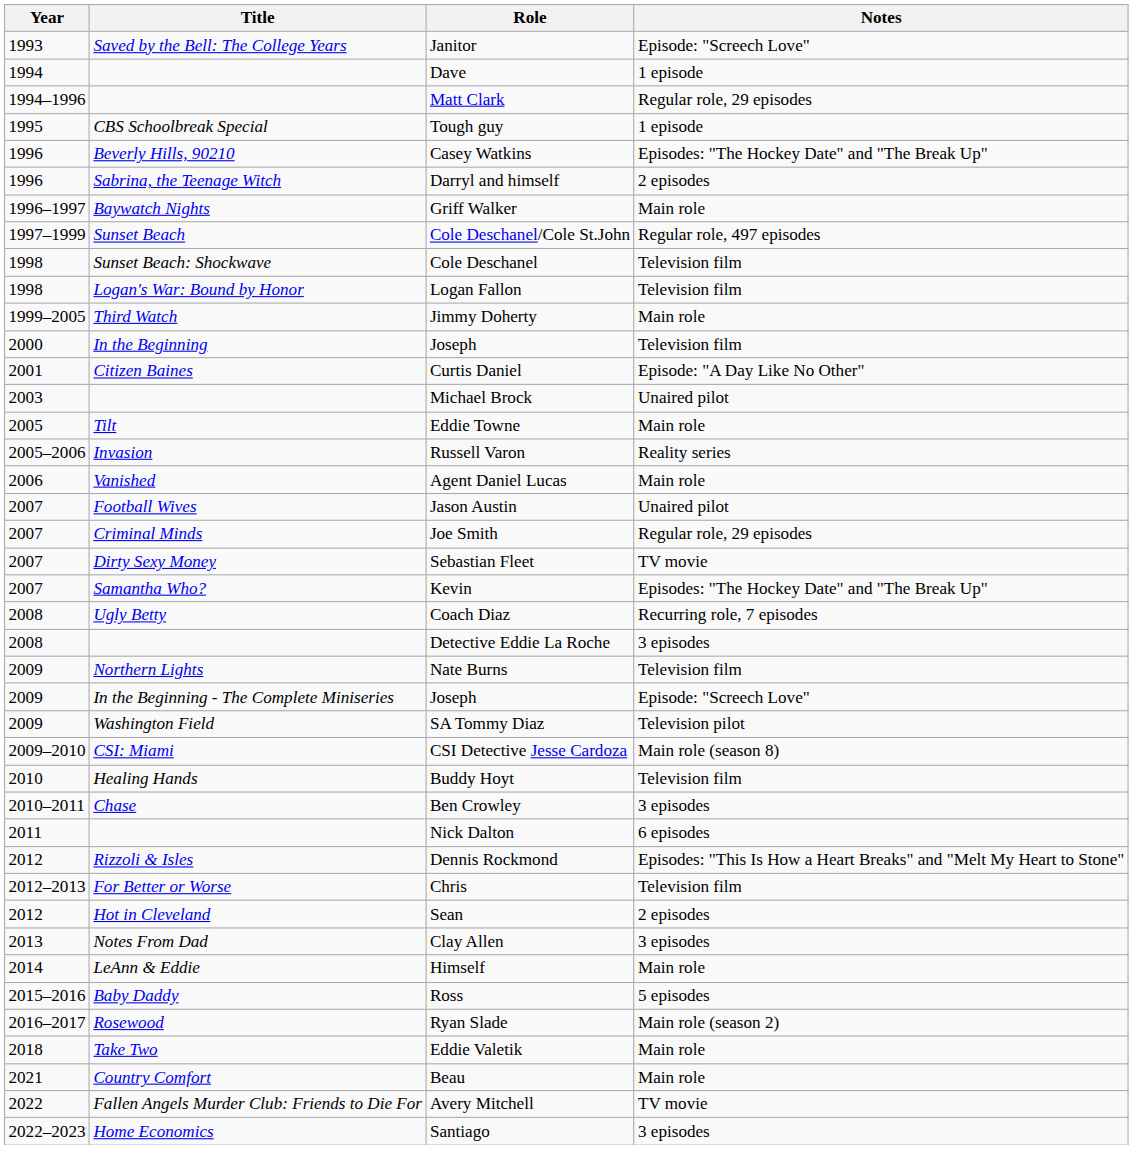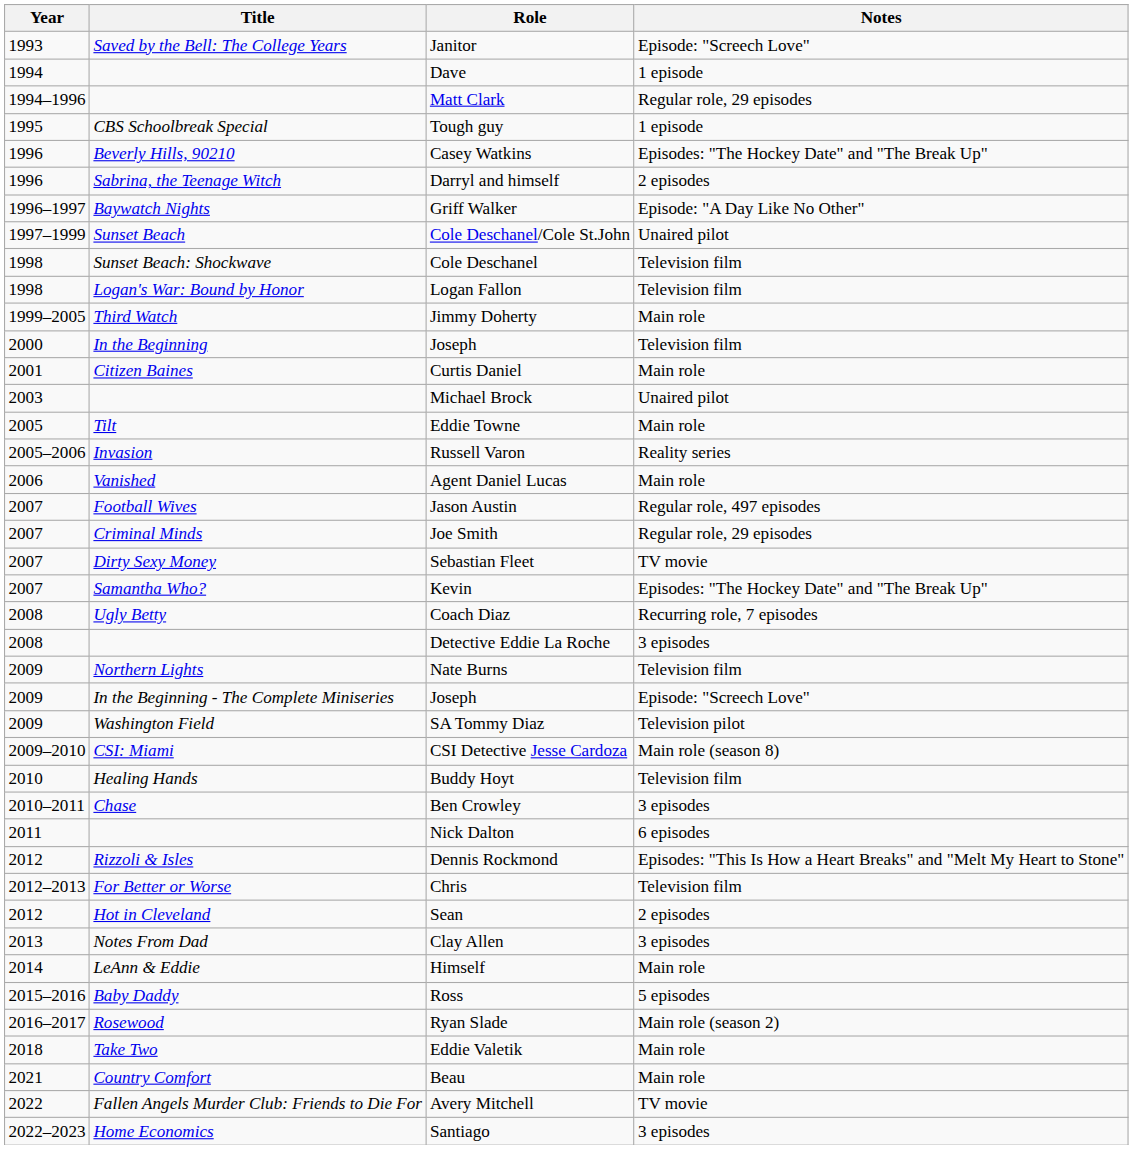(671, 208) Main role -> (751, 208) Episode: "A Day Like No Other"
(729, 235) Regular role, 497 episodes -> (683, 235) Unaired pilot
(751, 371) Episode: "A Day Like No Other" -> (671, 371) Main role
(683, 506) Unaired pilot -> (729, 506) Regular role, 497 episodes
